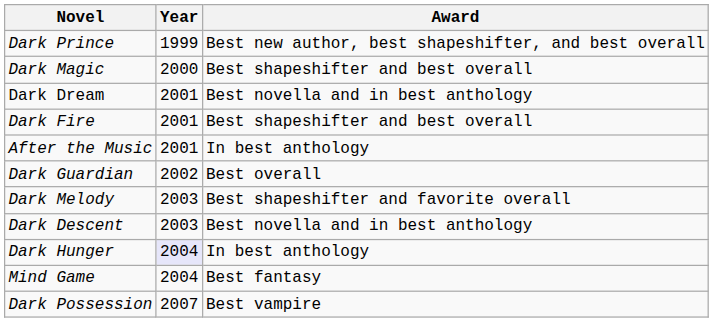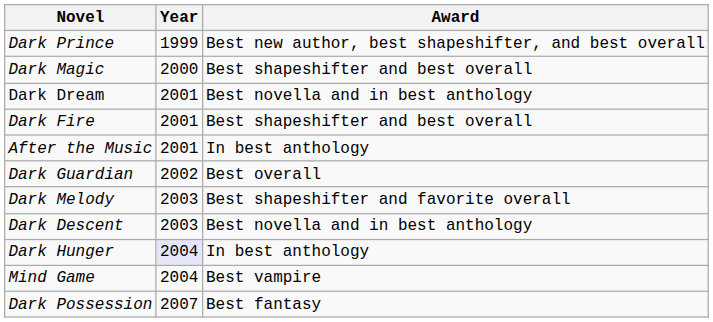(264, 278) Best fantasy -> (264, 278) Best vampire
(264, 304) Best vampire -> (264, 304) Best fantasy
